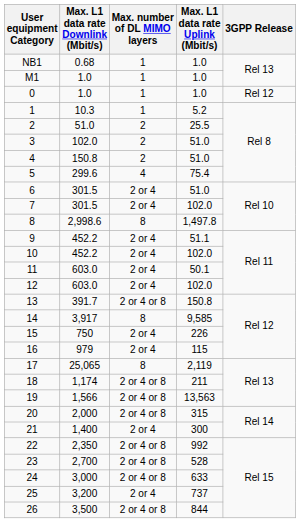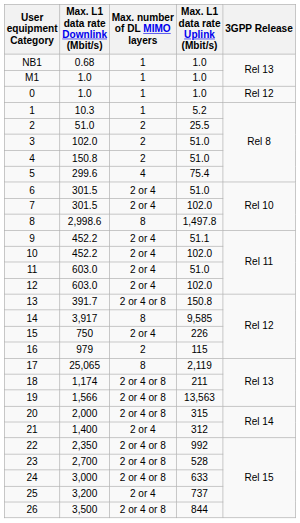(200, 270) 50.1 -> (200, 270) 51.0
(143, 350) 2 or 4 -> (143, 350) 2
(200, 430) 300 -> (200, 430) 312
